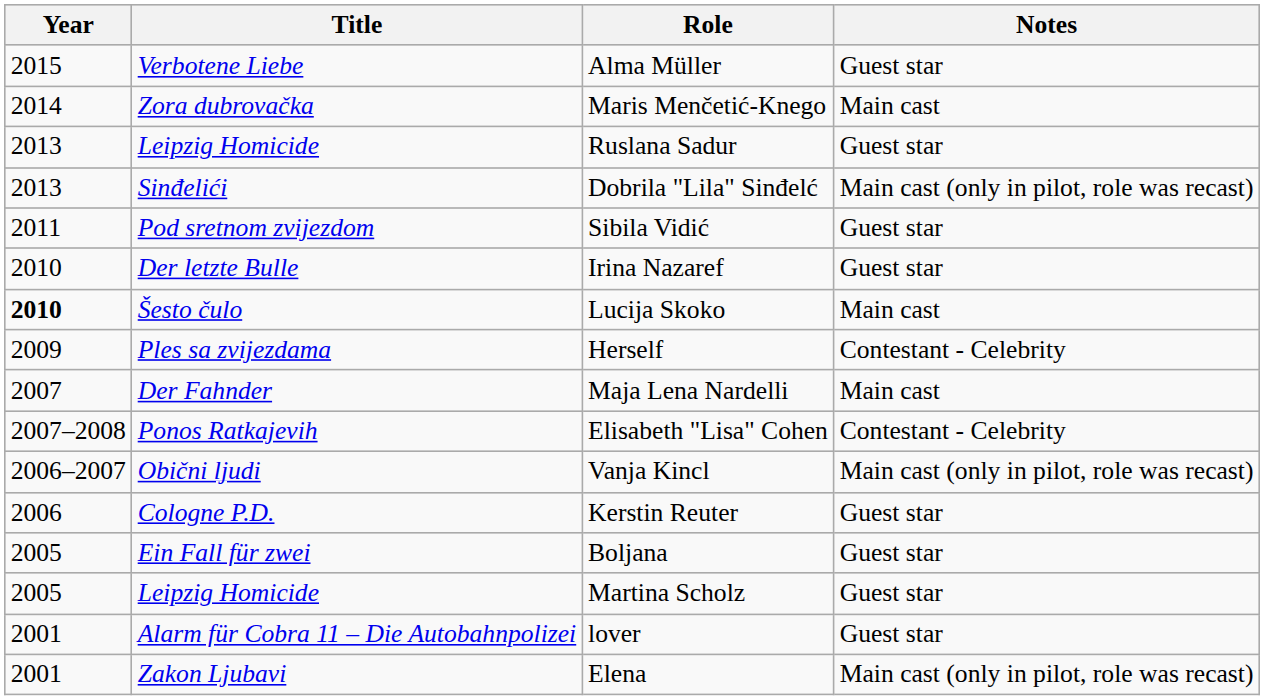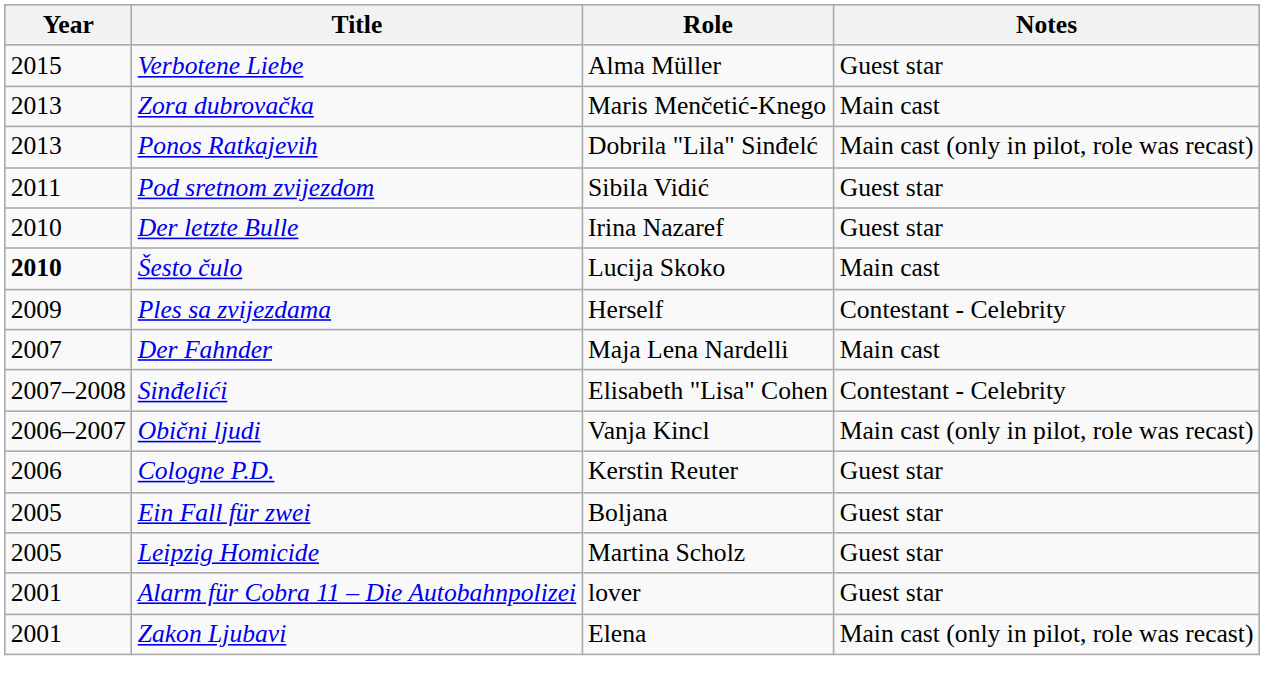(36, 106) 2014 -> (36, 106) 2013
- row: (662, 146)
(182, 187) Sinđelići -> (228, 146) Ponos Ratkajevih
(228, 430) Ponos Ratkajevih -> (182, 390) Sinđelići
